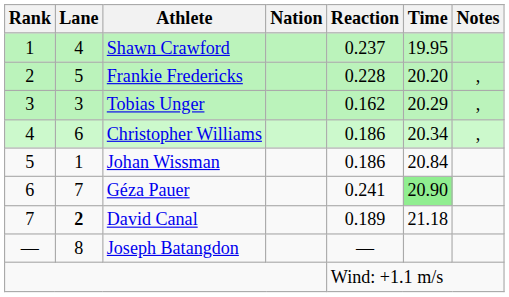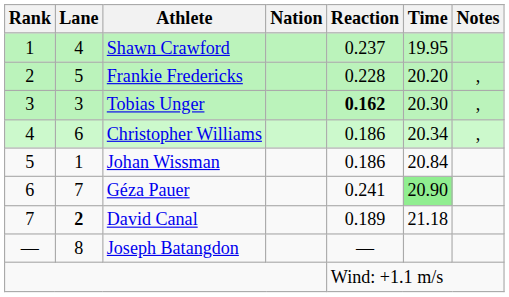(365, 104) normal -> (365, 104) bold
(428, 104) 20.29 -> (428, 104) 20.30
